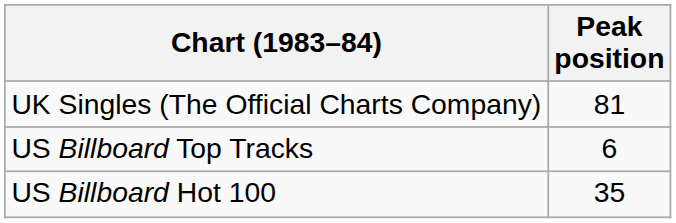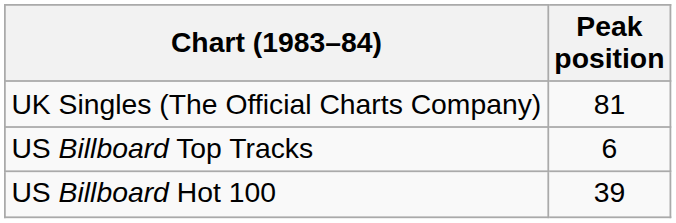(609, 193) 35 -> (609, 193) 39
